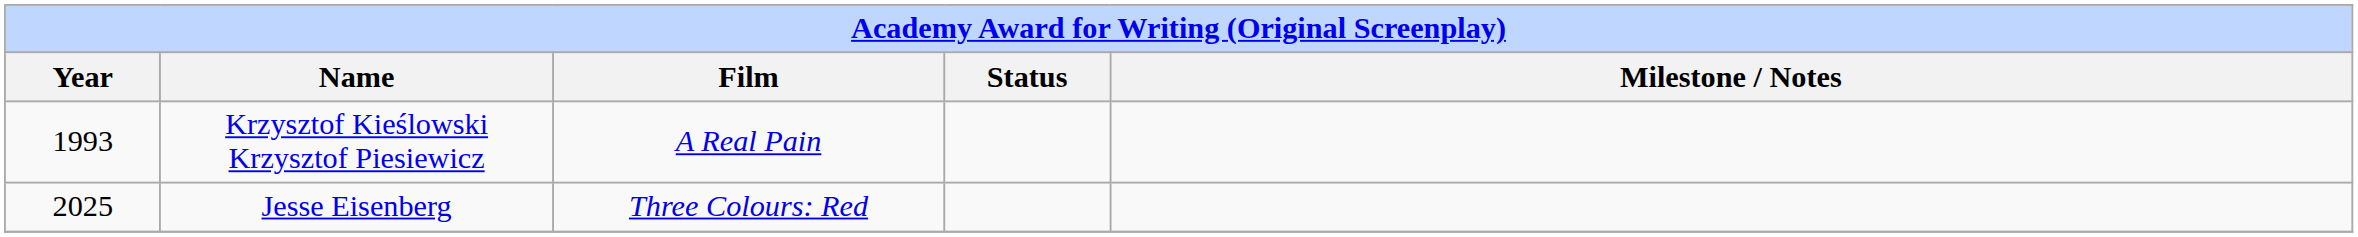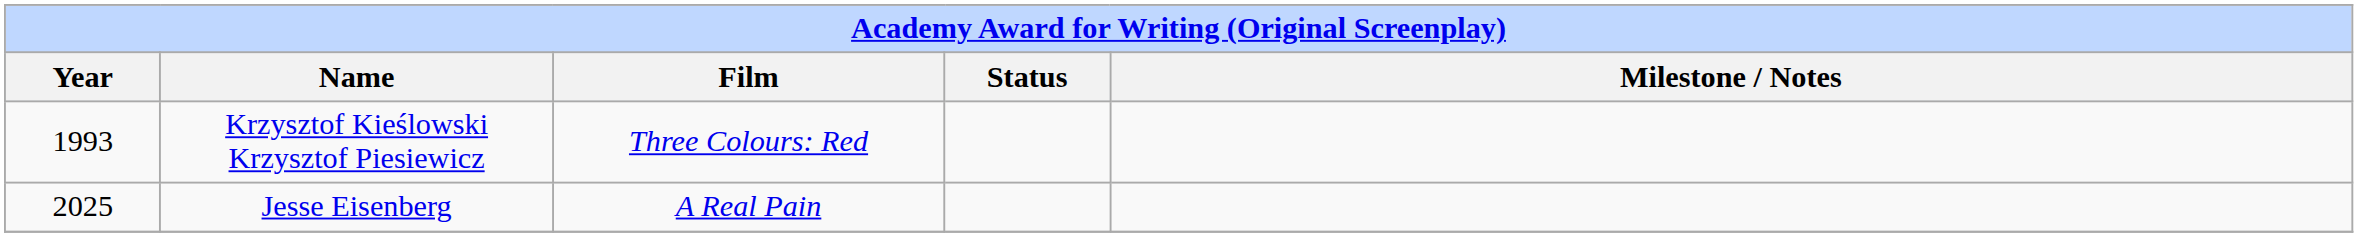(749, 141) A Real Pain -> (749, 141) Three Colours: Red
(749, 206) Three Colours: Red -> (749, 206) A Real Pain
